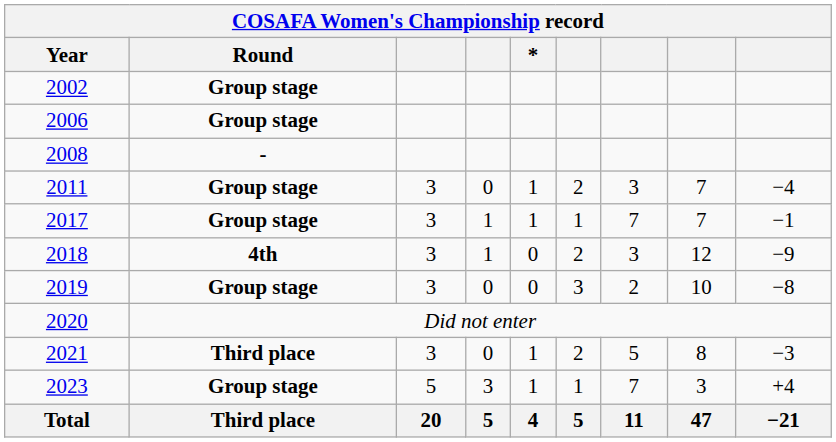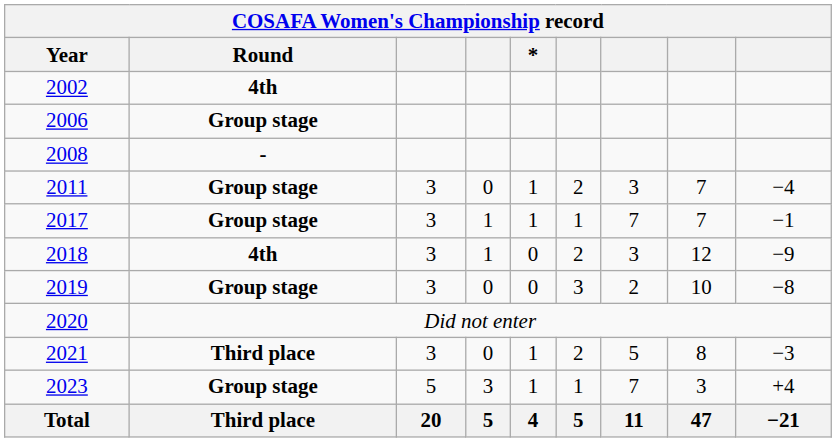(263, 87) Group stage -> (263, 87) 4th
